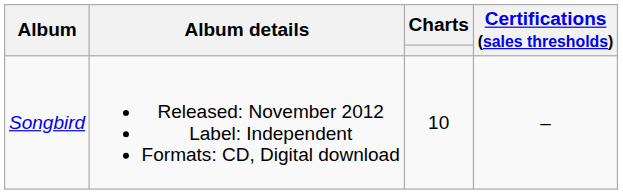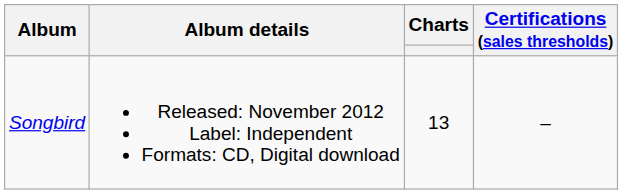(439, 122) 10 -> (439, 122) 13
